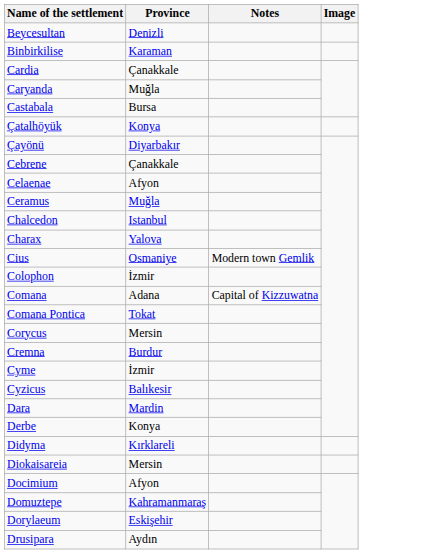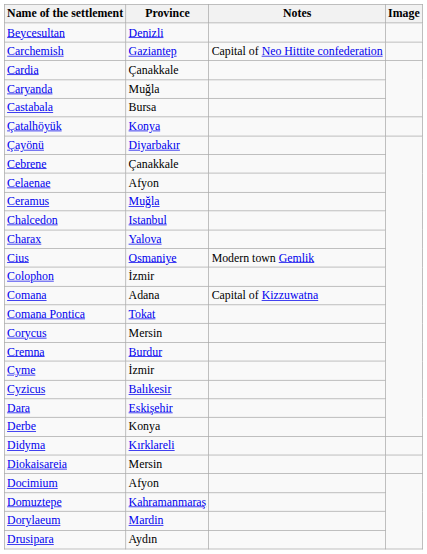- row: (35, 51)
+ row: (35, 51)
(146, 408) Mardin -> (151, 408) Eskişehir
(151, 520) Eskişehir -> (146, 520) Mardin
